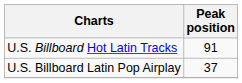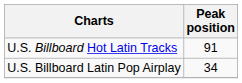(211, 68) 37 -> (211, 68) 34
